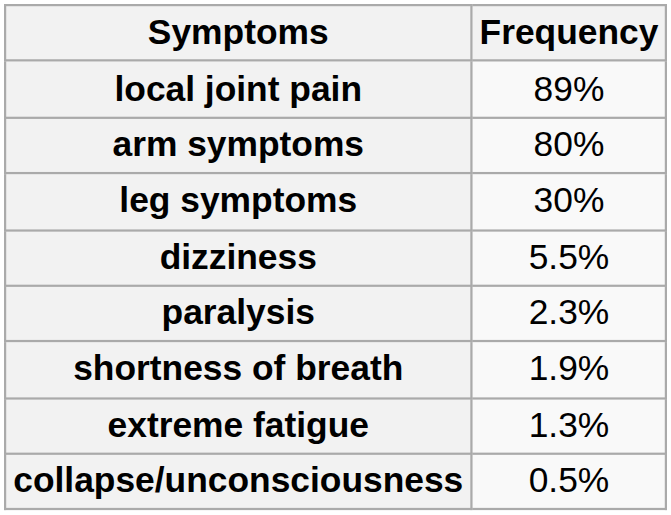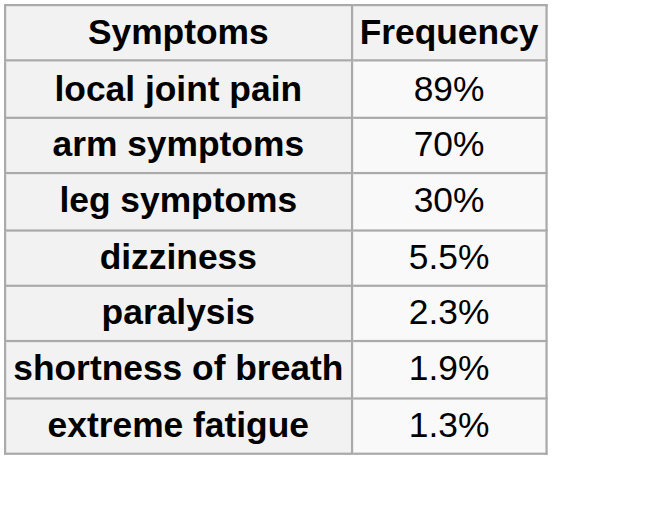(569, 144) 80% -> (449, 144) 70%
- row: (238, 481)
